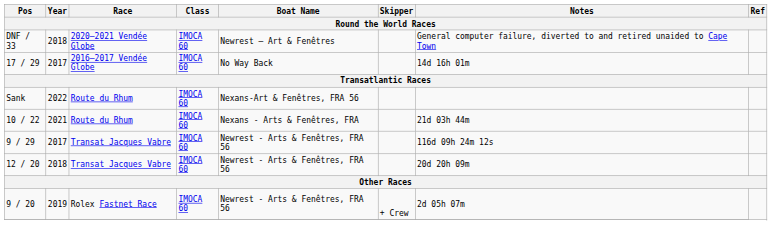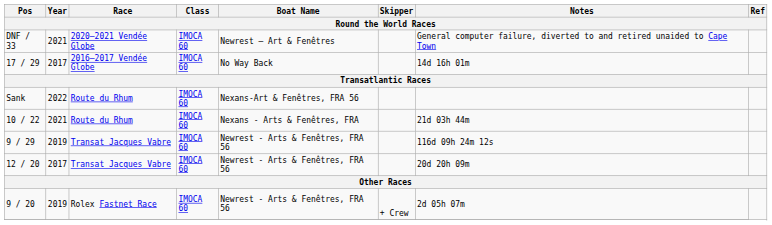(57, 41) 2018 -> (57, 41) 2021
(57, 142) 2017 -> (57, 142) 2019
(57, 164) 2018 -> (57, 164) 2017
